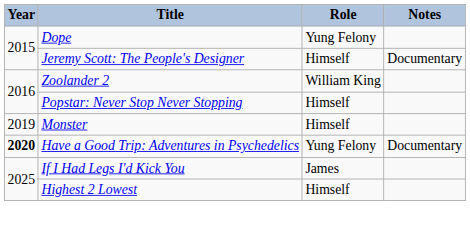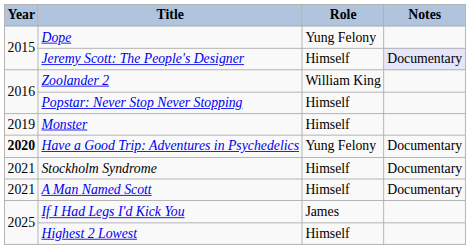(425, 59) no background -> (425, 59) lavender background
+ row: (99, 168)
+ row: (97, 189)
